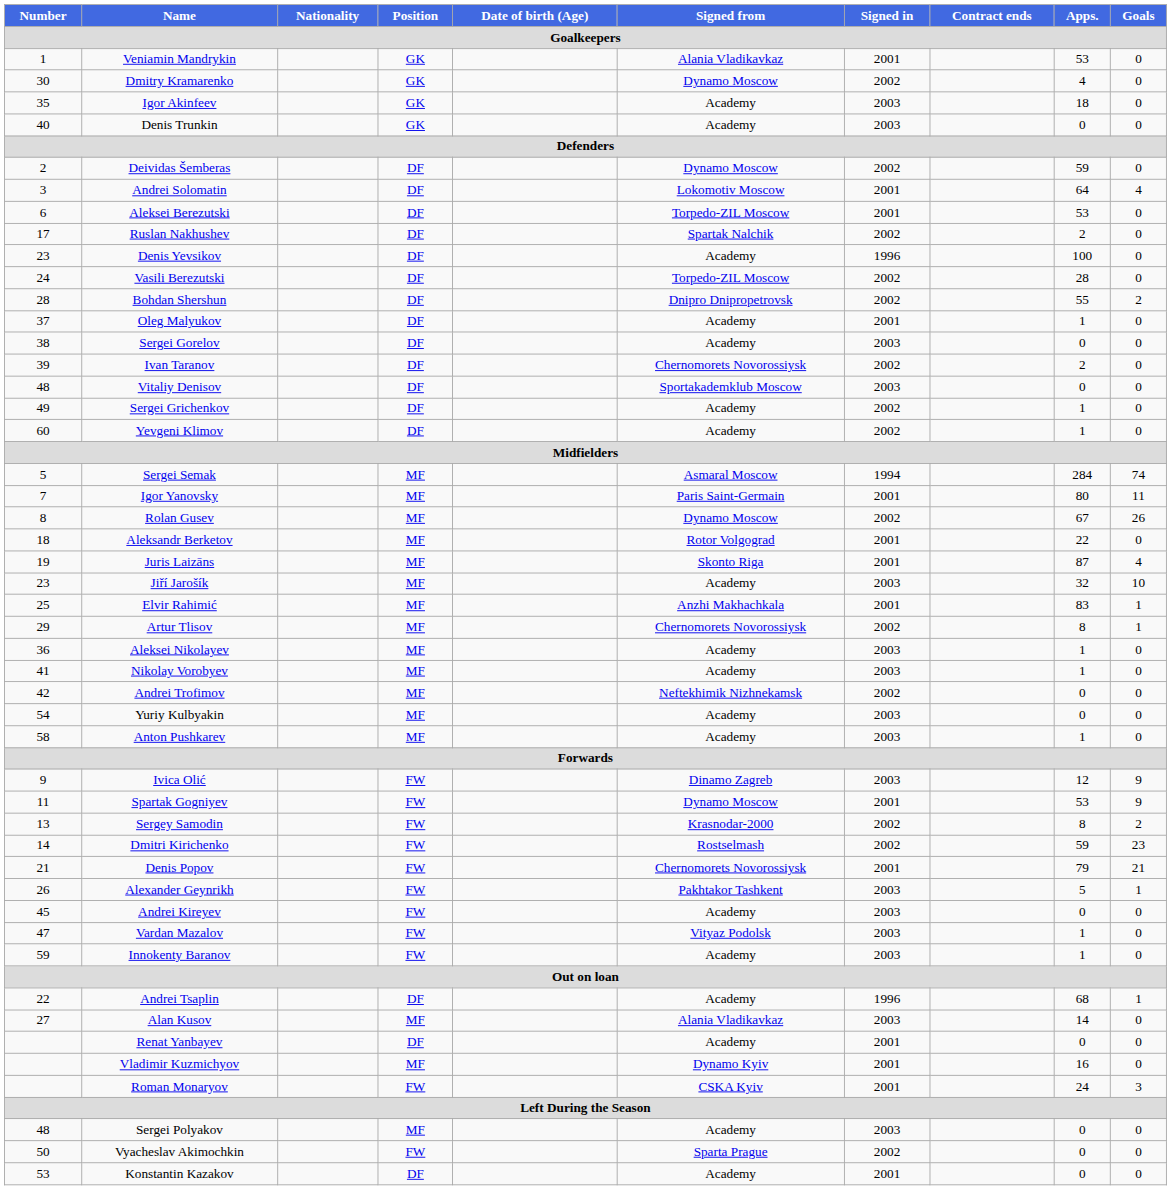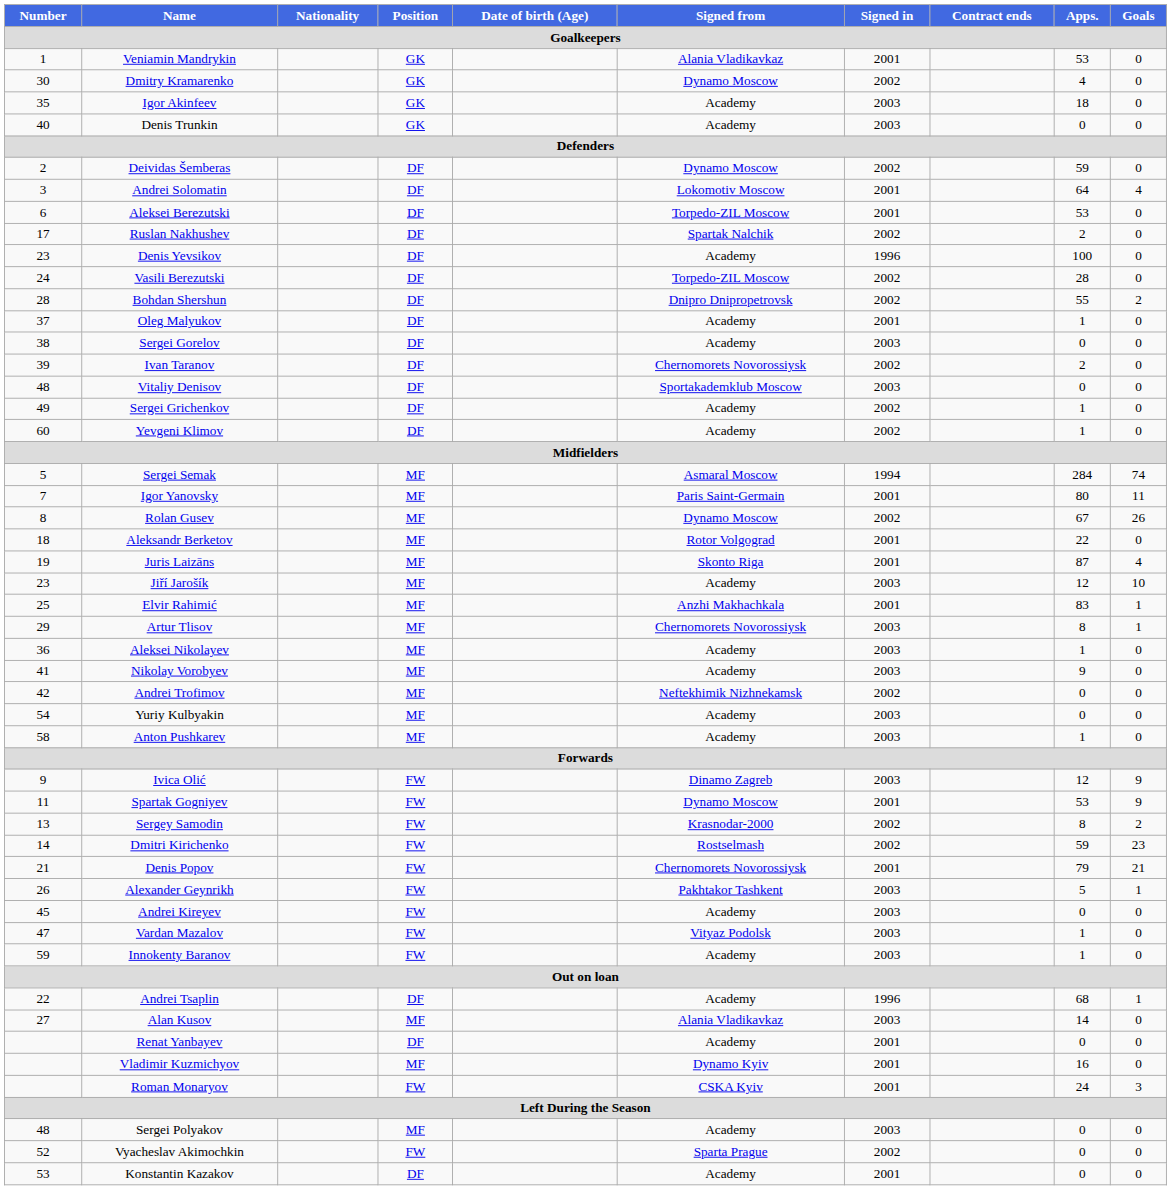(1082, 583) 32 -> (1082, 583) 12
(887, 627) 2002 -> (887, 627) 2003
(1082, 671) 1 -> (1082, 671) 9
(43, 1152) 50 -> (43, 1152) 52
